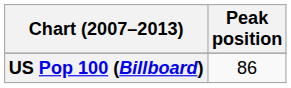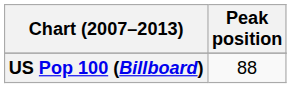(247, 67) 86 -> (247, 67) 88
